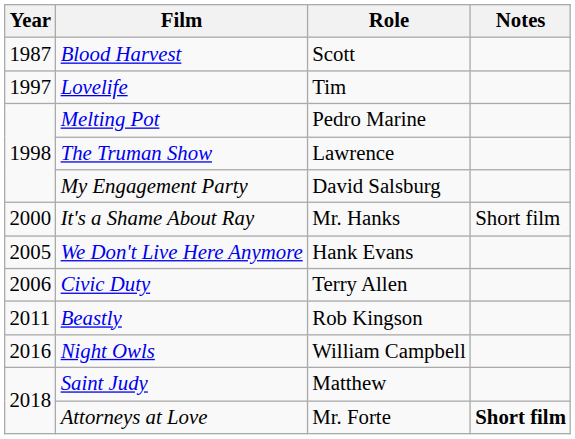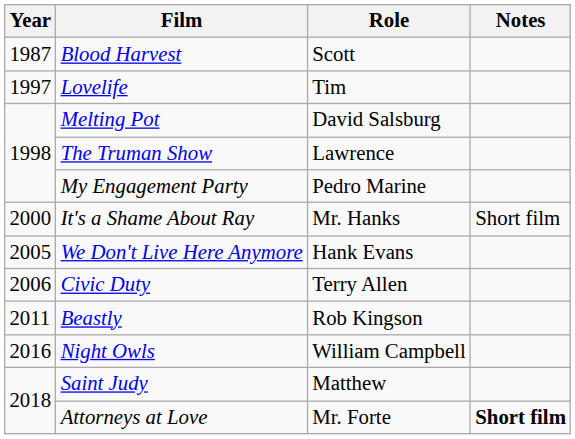(369, 119) Pedro Marine -> (377, 119) David Salsburg
(377, 185) David Salsburg -> (369, 185) Pedro Marine
